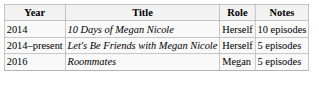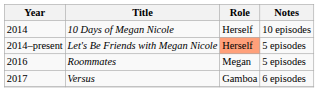(237, 45) no background -> (237, 45) lightsalmon background
+ row: (81, 78)
